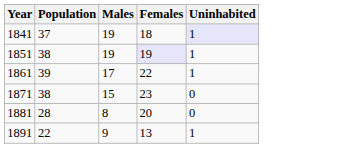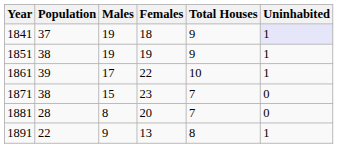+ column: (223, 14)
(146, 53) lavender background -> (146, 53) no background
